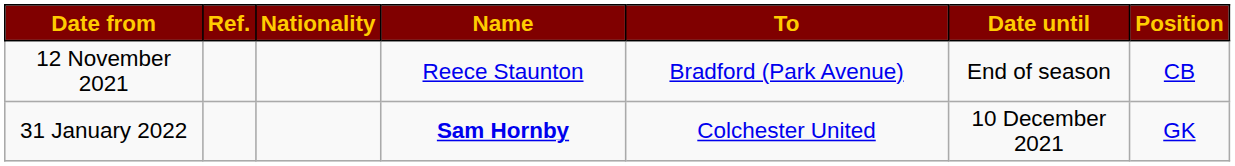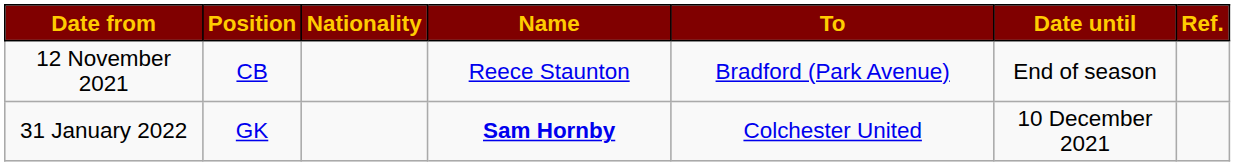columns swapped: (1179, 23) <-> (229, 23)
